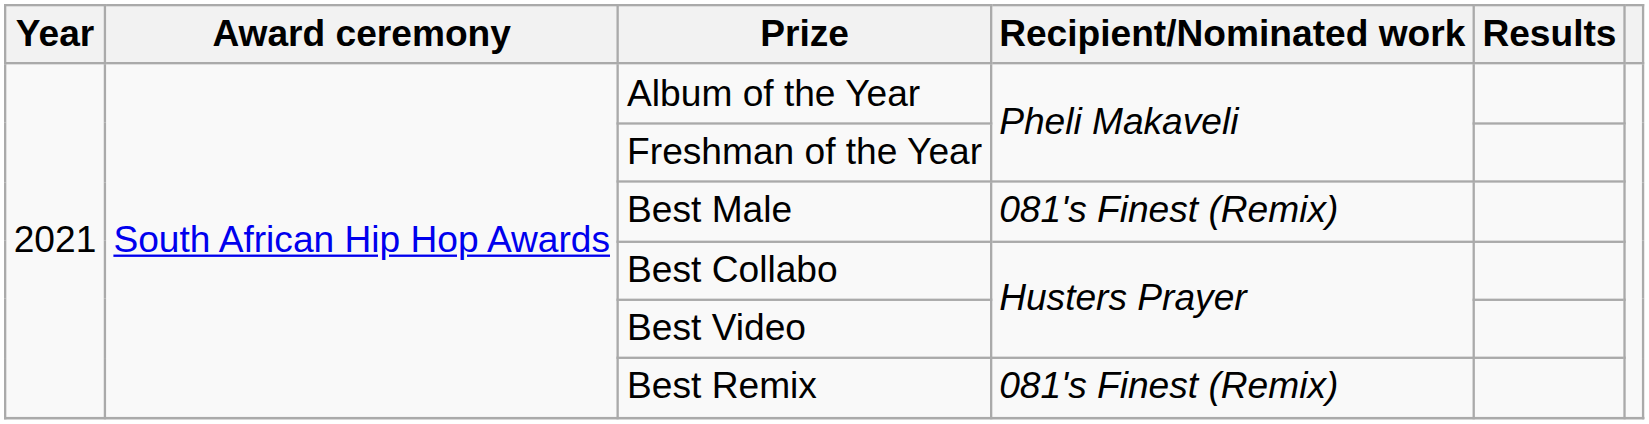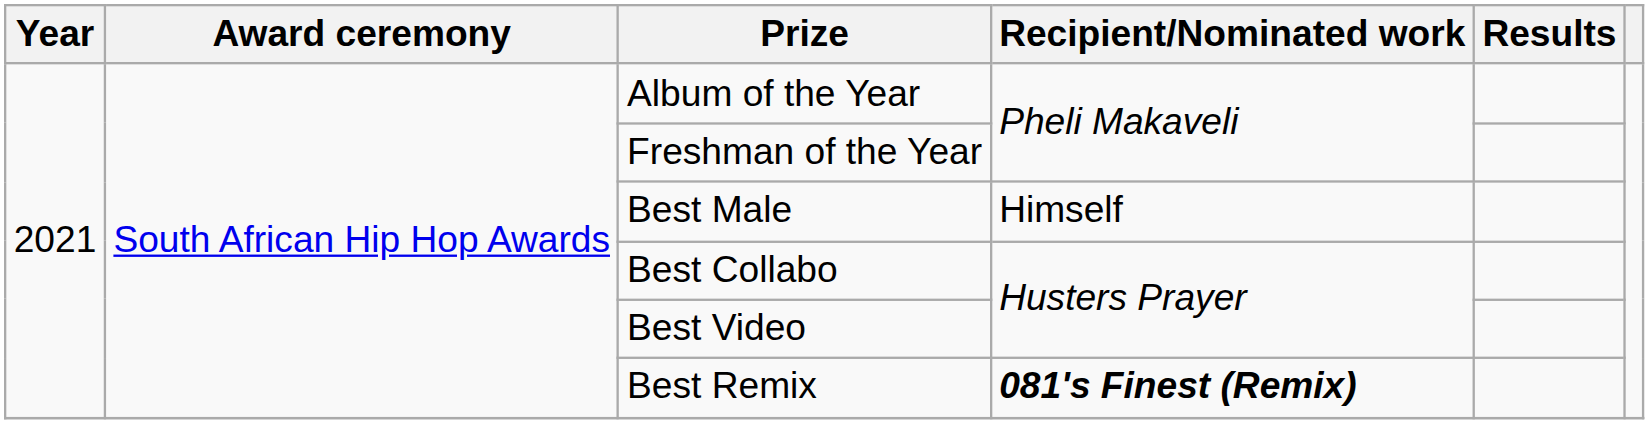(1169, 210) 081's Finest (Remix) -> (1061, 210) Himself
(1169, 387) normal -> (1178, 387) bold
